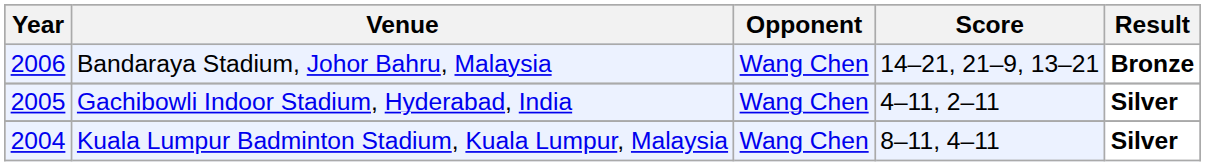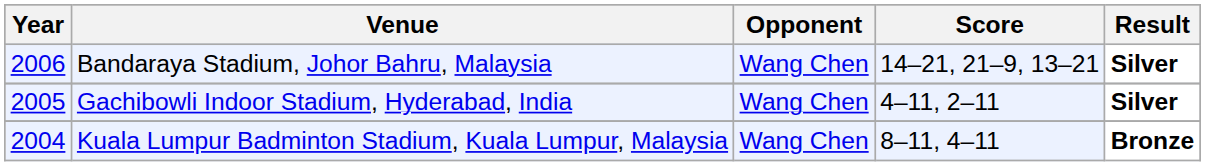(1152, 64) Bronze -> (1144, 64) Silver
(1144, 141) Silver -> (1152, 141) Bronze
